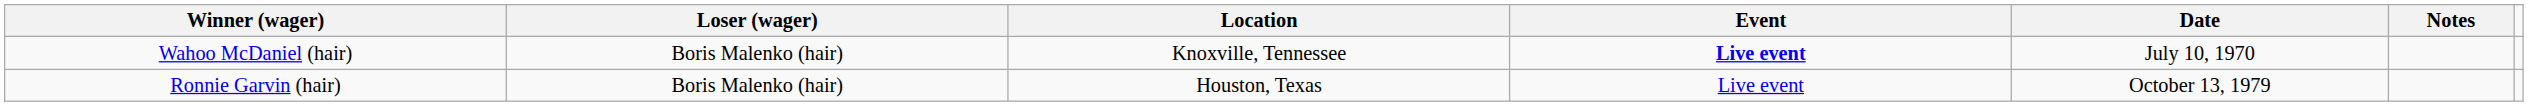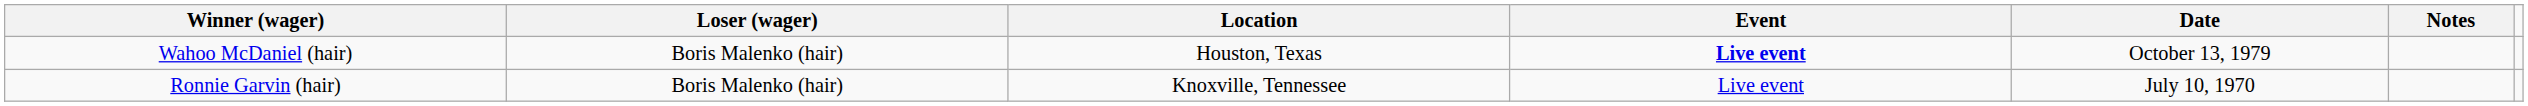(1259, 52) Knoxville, Tennessee -> (1259, 52) Houston, Texas
(2200, 52) July 10, 1970 -> (2200, 52) October 13, 1979
(1259, 85) Houston, Texas -> (1259, 85) Knoxville, Tennessee
(2200, 85) October 13, 1979 -> (2200, 85) July 10, 1970
